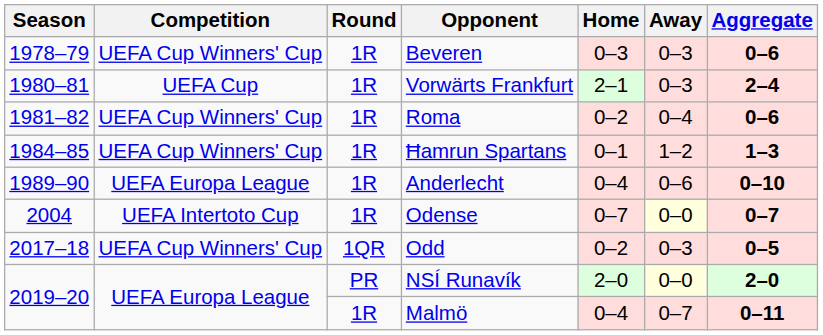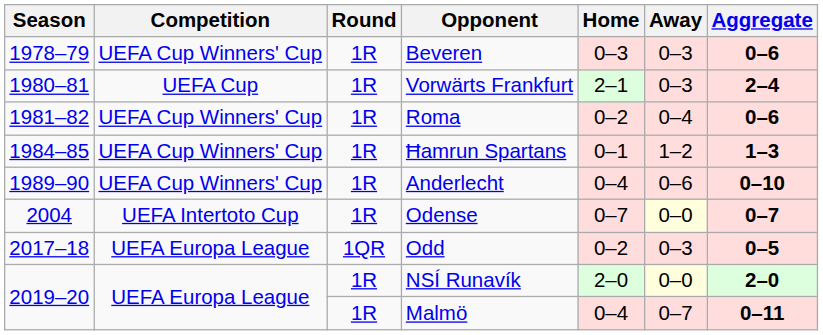(210, 183) UEFA Europa League -> (210, 183) UEFA Cup Winners' Cup
(210, 248) UEFA Cup Winners' Cup -> (210, 248) UEFA Europa League
(364, 280) PR -> (364, 280) 1R
